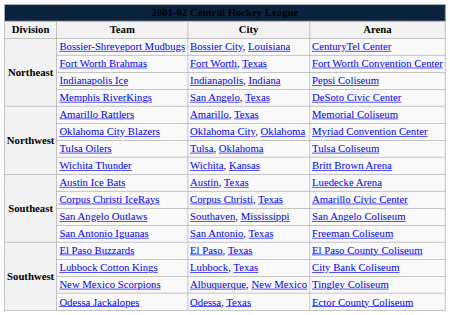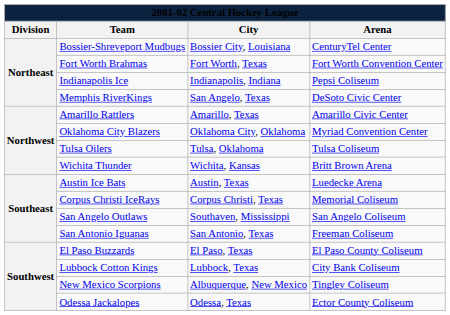(355, 115) Memorial Coliseum -> (360, 115) Amarillo Civic Center
(360, 200) Amarillo Civic Center -> (355, 200) Memorial Coliseum
